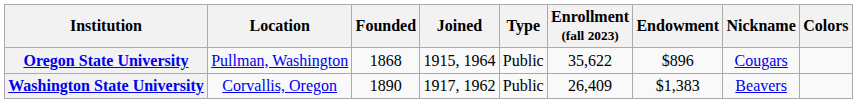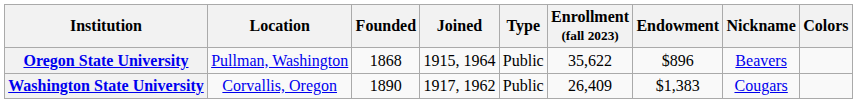(761, 60) Cougars -> (761, 60) Beavers
(761, 85) Beavers -> (761, 85) Cougars
